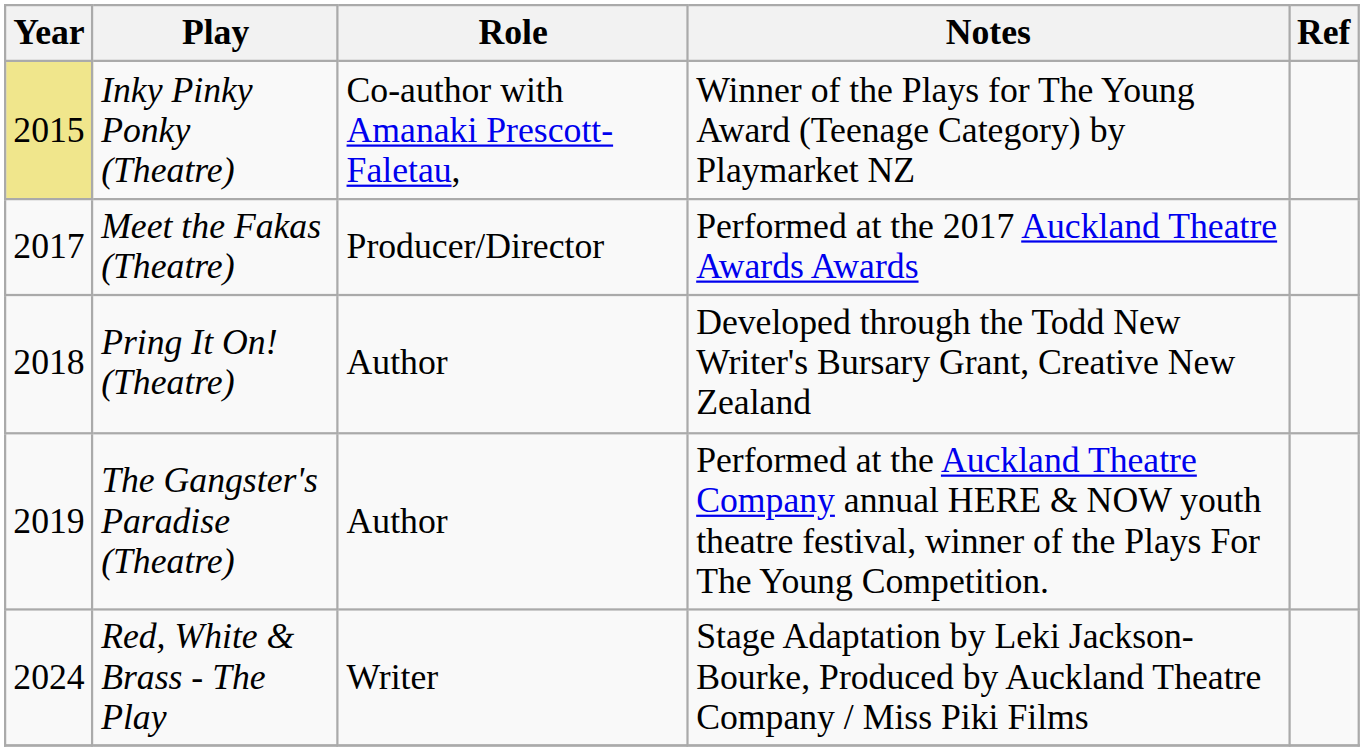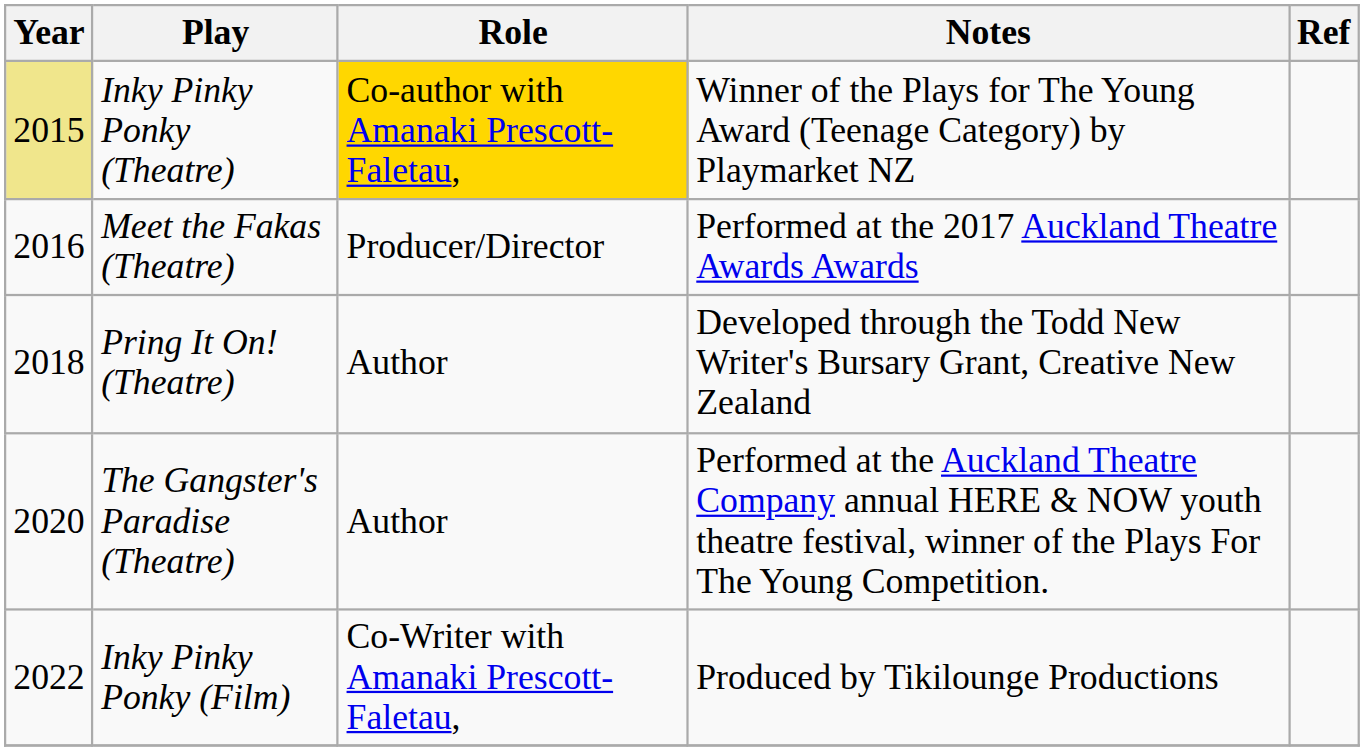(480, 129) no background -> (480, 129) gold background
(49, 246) 2017 -> (49, 246) 2016
(49, 520) 2019 -> (49, 520) 2020
+ row: (196, 676)
- row: (198, 676)
